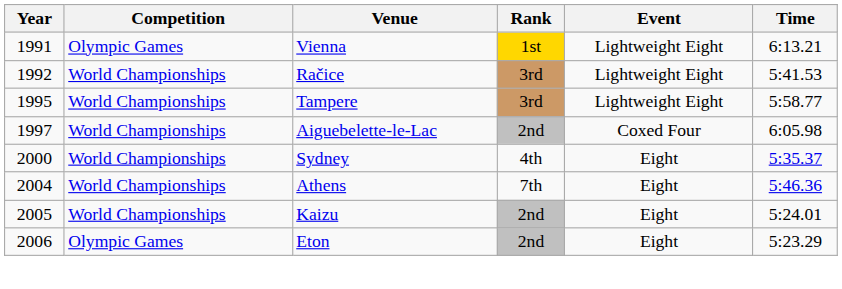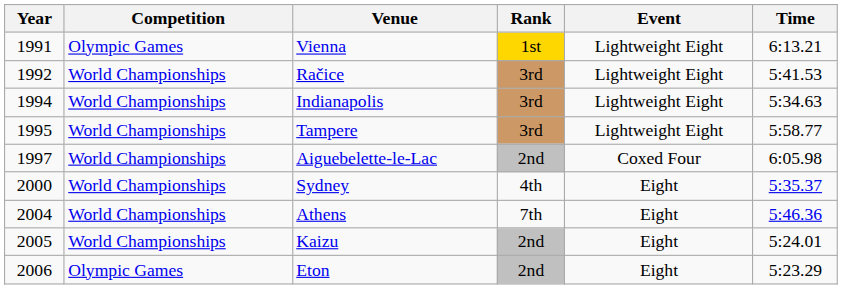+ row: (340, 102)
